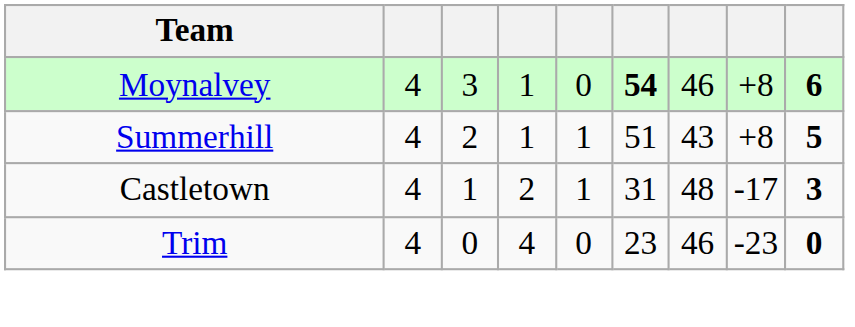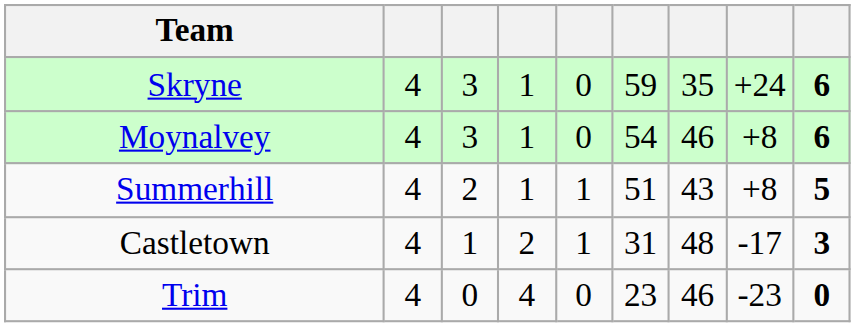+ row: (195, 83)
(641, 83) bold -> (641, 136) normal
